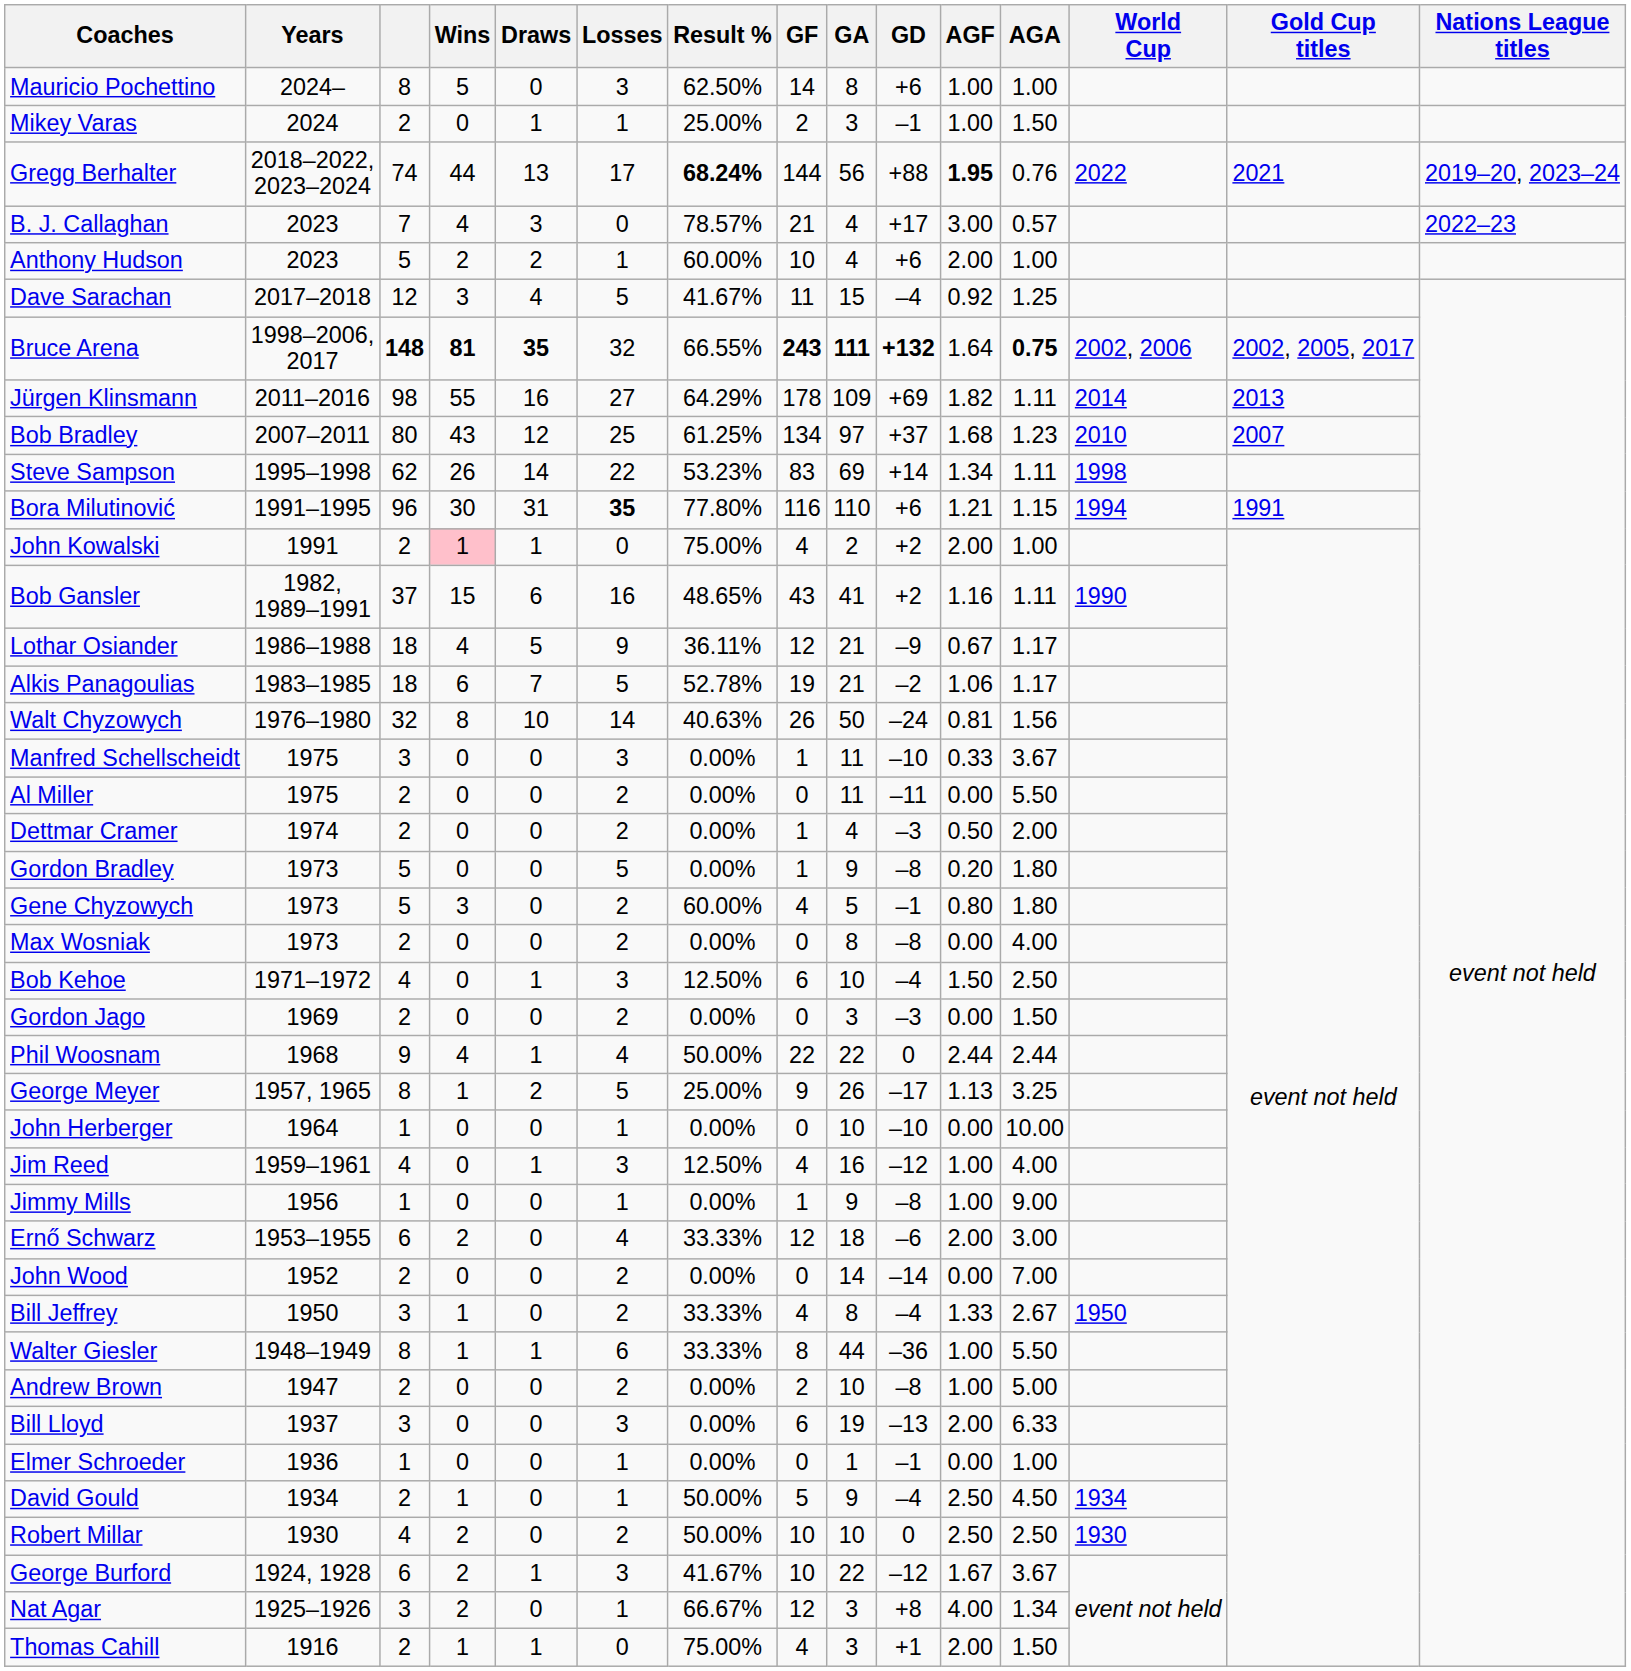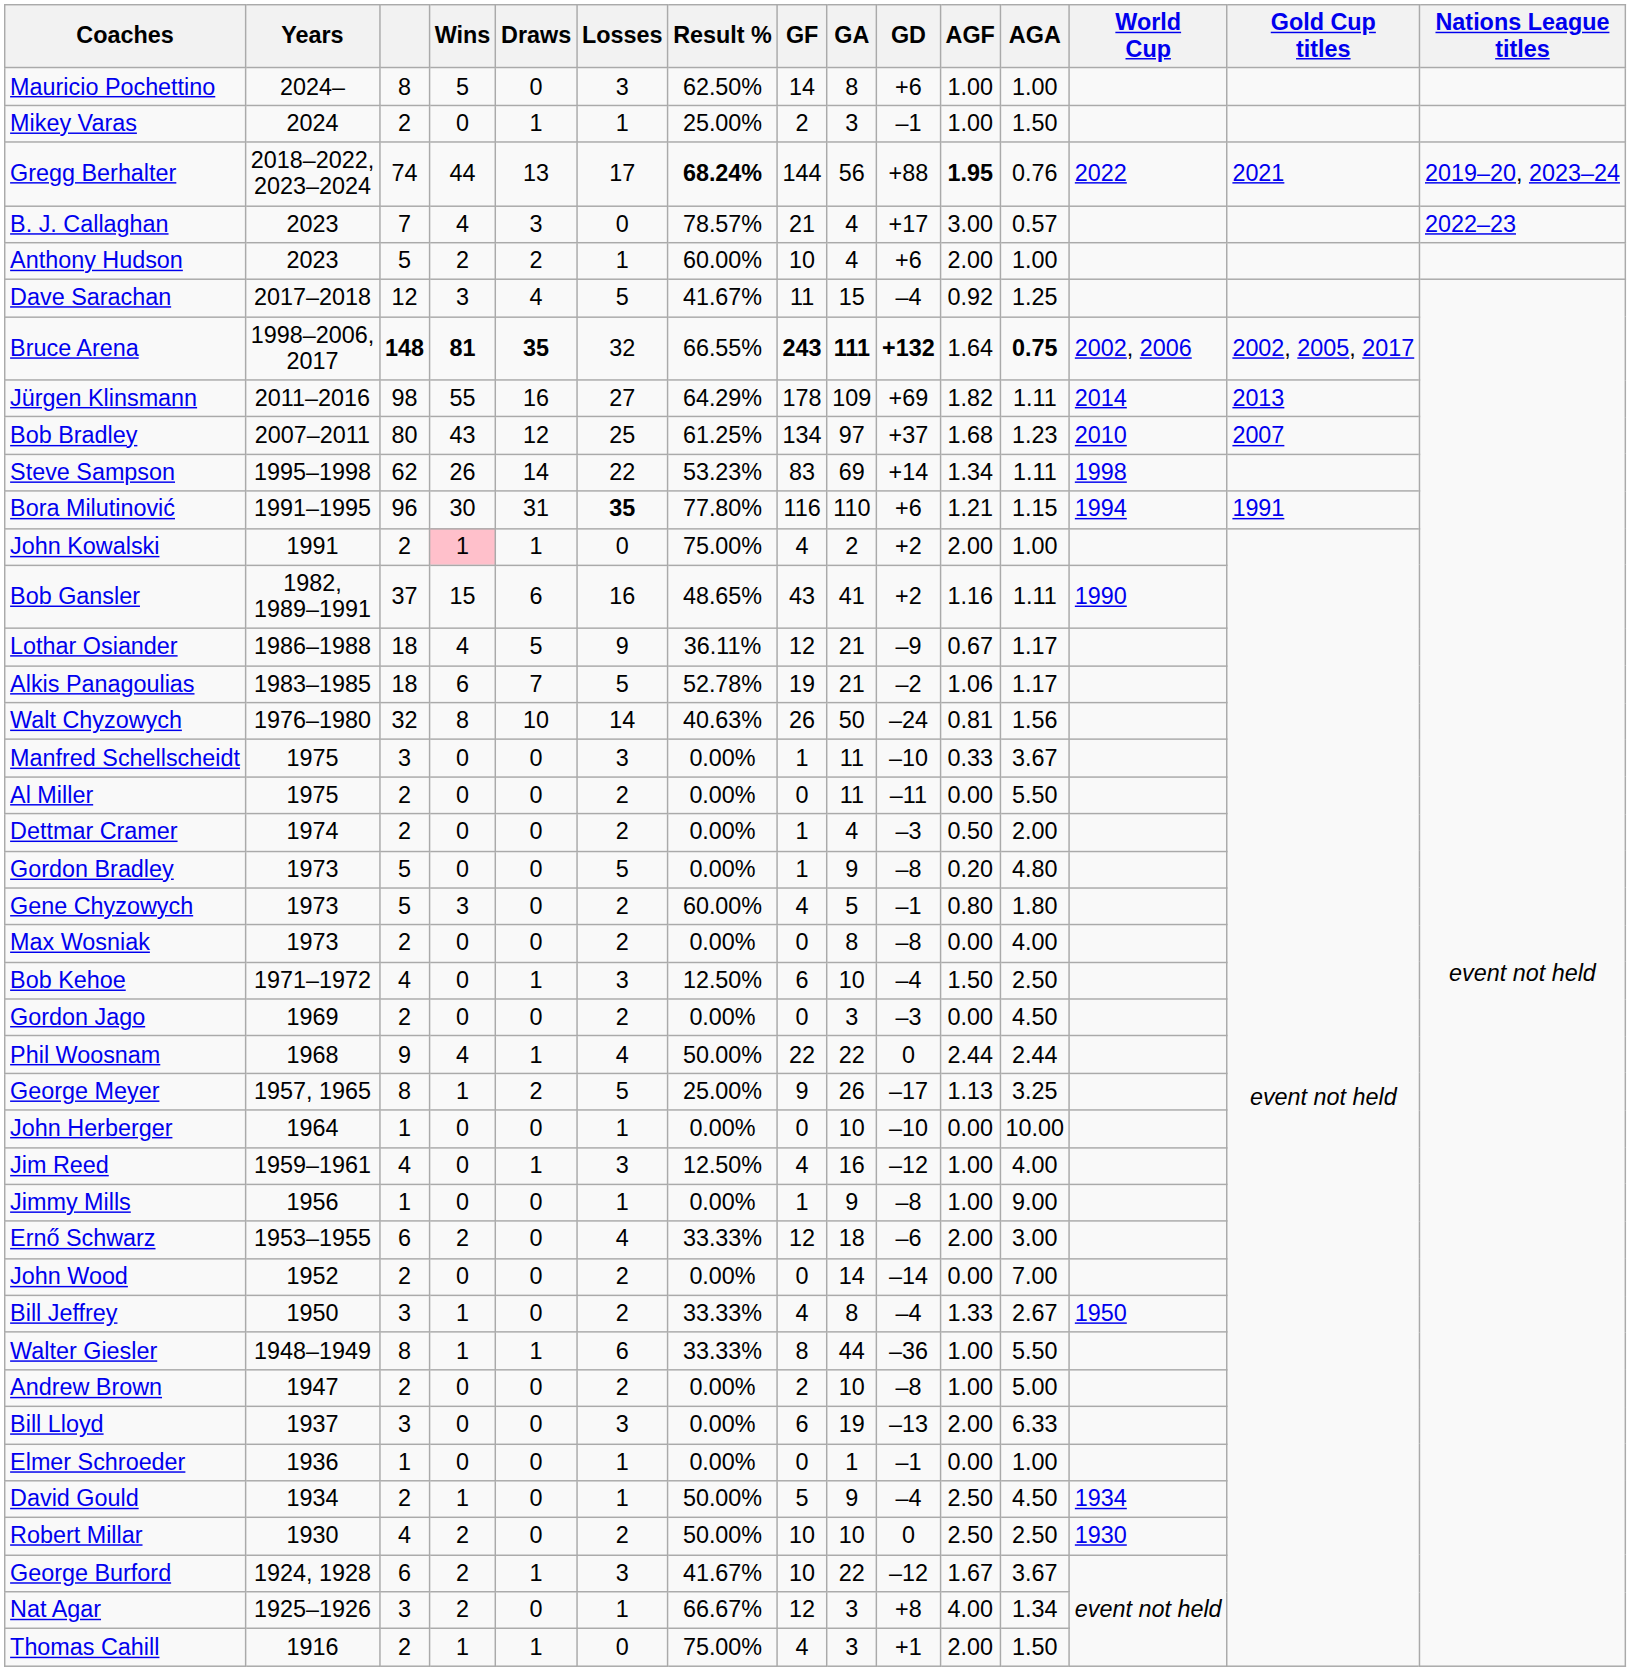(1035, 869) 1.80 -> (1035, 869) 4.80
(1035, 1017) 1.50 -> (1035, 1017) 4.50
